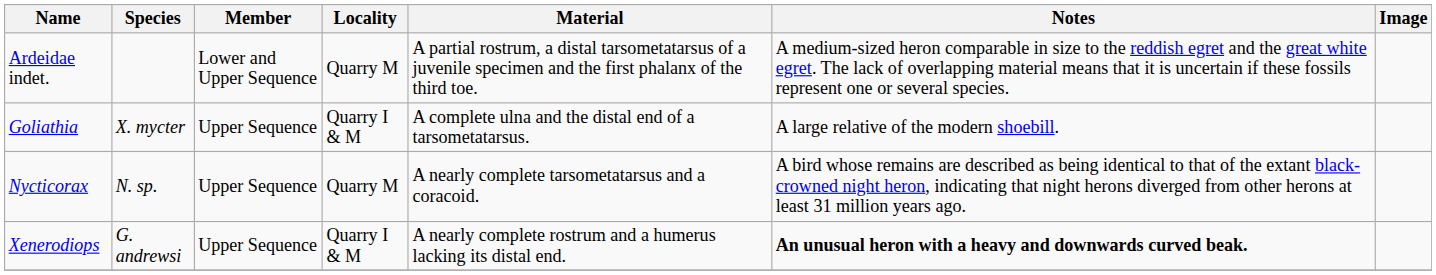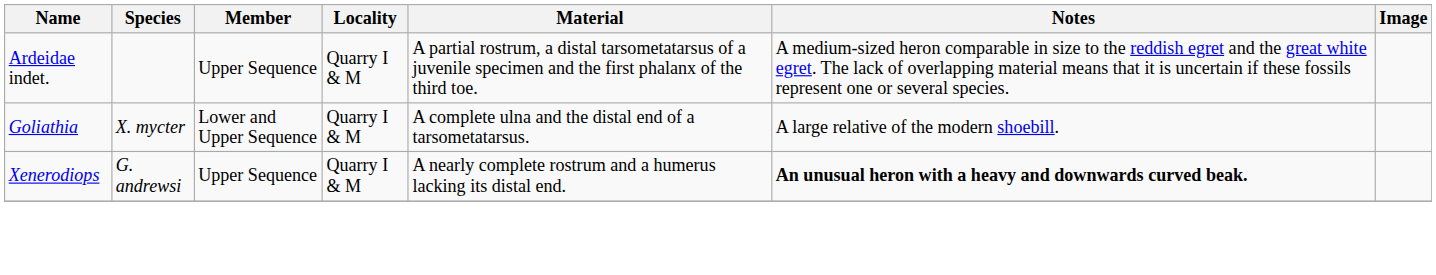(258, 67) Lower and Upper Sequence -> (258, 67) Upper Sequence
(362, 67) Quarry M -> (357, 67) Quarry I & M
(258, 127) Upper Sequence -> (258, 127) Lower and Upper Sequence
- row: (48, 186)
